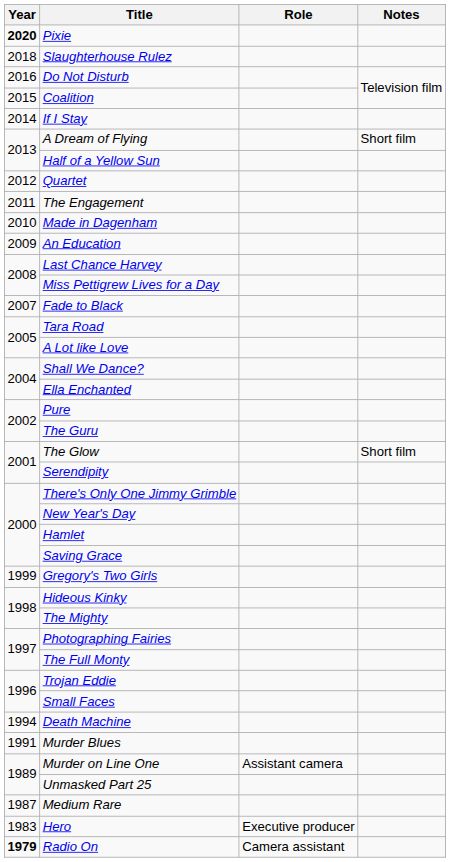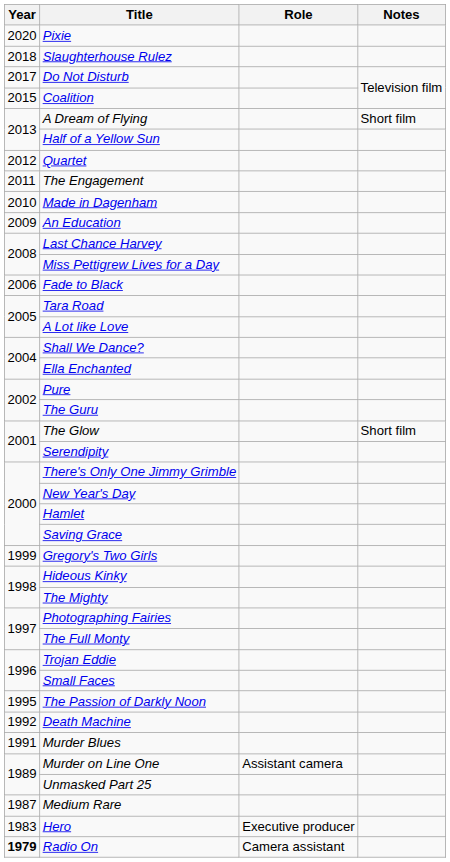(22, 35) bold -> (22, 35) normal
(22, 77) 2016 -> (22, 77) 2017
- row: (65, 118)
(22, 306) 2007 -> (22, 285) 2006
+ row: (124, 701)
(22, 722) 1994 -> (22, 722) 1992
